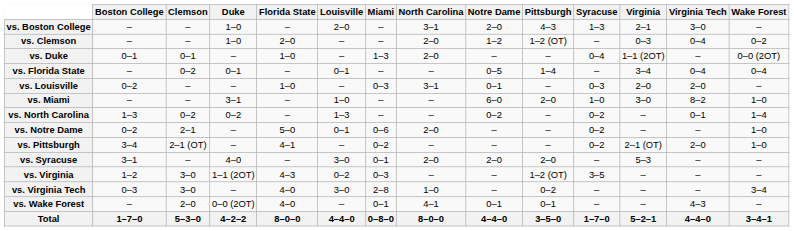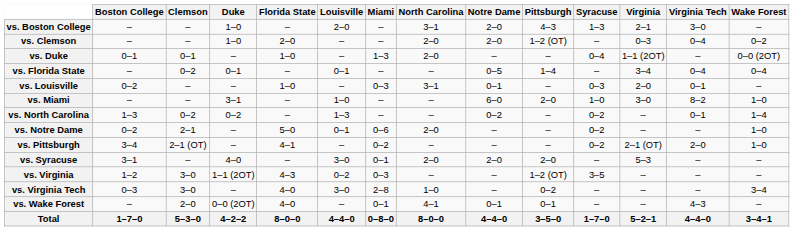(494, 42) 1–2 -> (494, 42) 2–0
(698, 86) 2–0 -> (698, 86) 0–1
